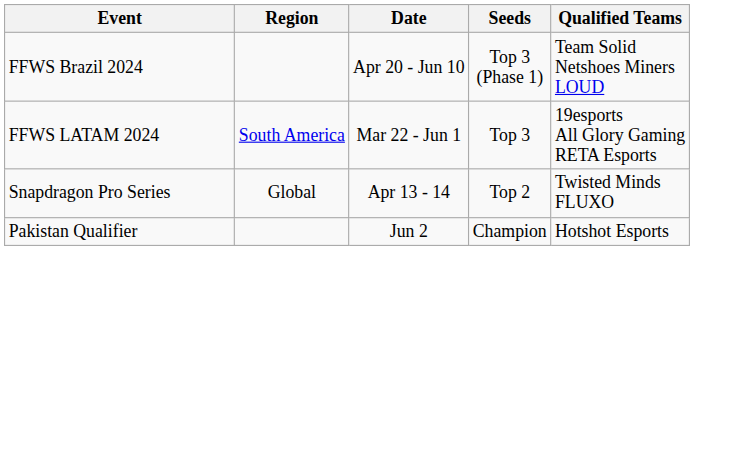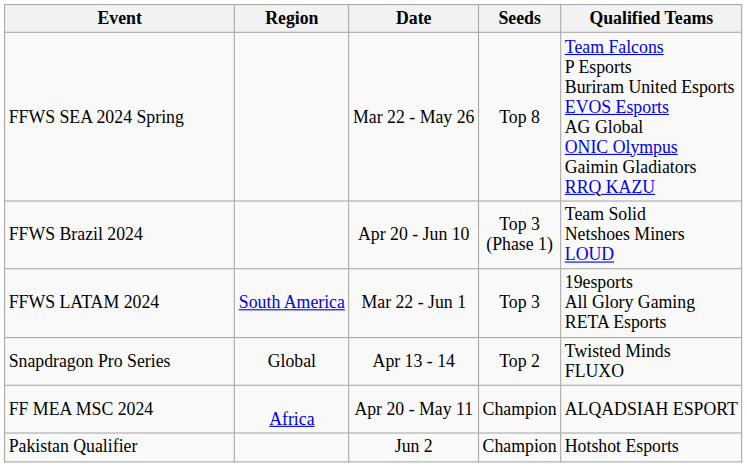+ row: (96, 116)
+ row: (81, 409)
